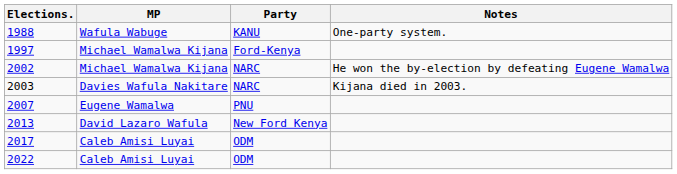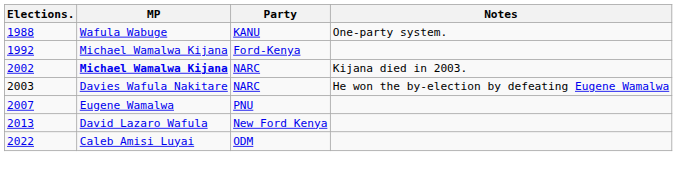+ row: (21, 50)
- row: (21, 50)
(154, 68) normal -> (154, 68) bold
(501, 68) He won the by-election by defeating Eugene Wamalwa -> (400, 68) Kijana died in 2003.
(400, 86) Kijana died in 2003. -> (501, 86) He won the by-election by defeating Eugene Wamalwa
- row: (21, 141)
